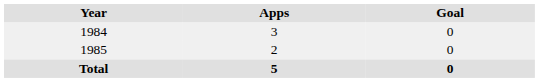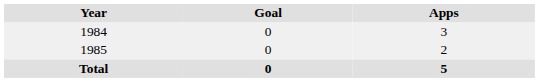columns swapped: (274, 13) <-> (450, 13)
